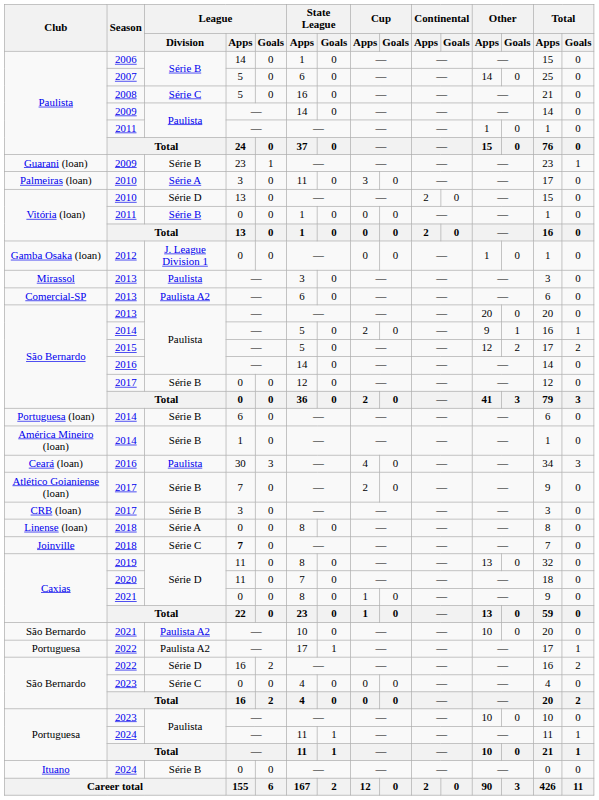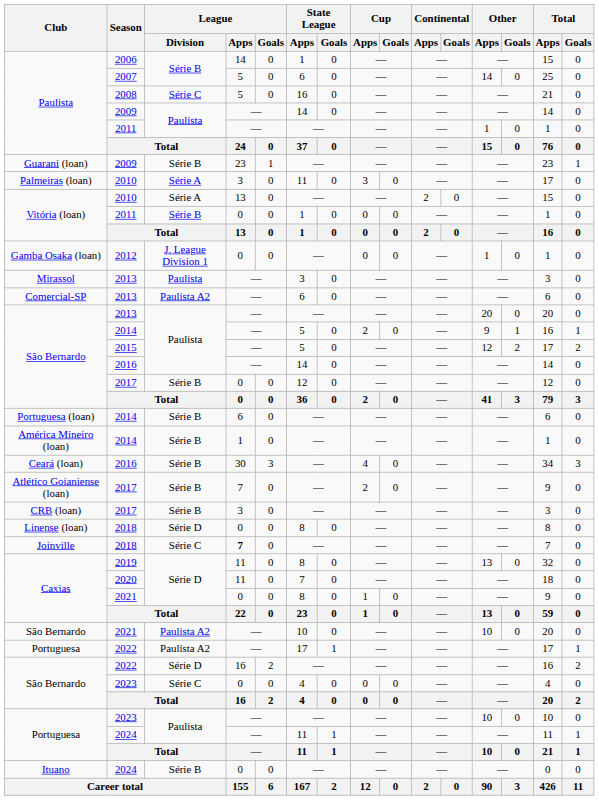(185, 197) Série D -> (185, 197) Série A
(185, 463) Paulista -> (185, 463) Série B
(185, 527) Série A -> (185, 527) Série D
